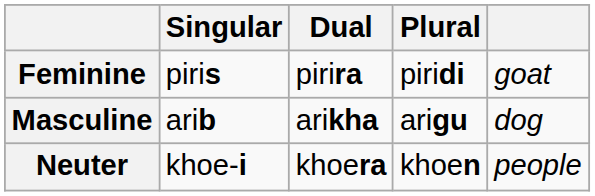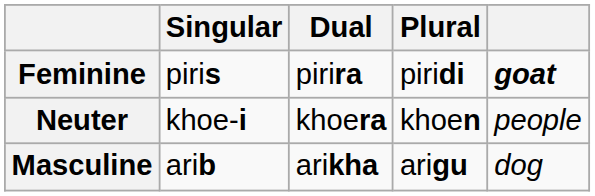(523, 73) normal -> (525, 73) bold
rows swapped: (82, 119) <-> (82, 166)
